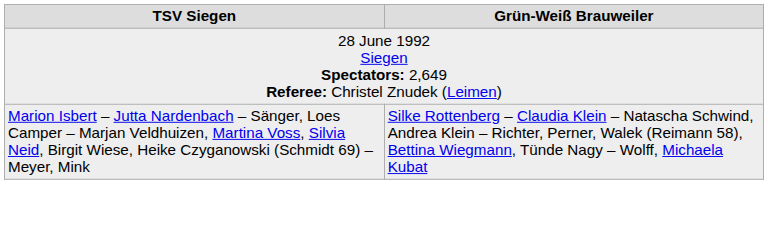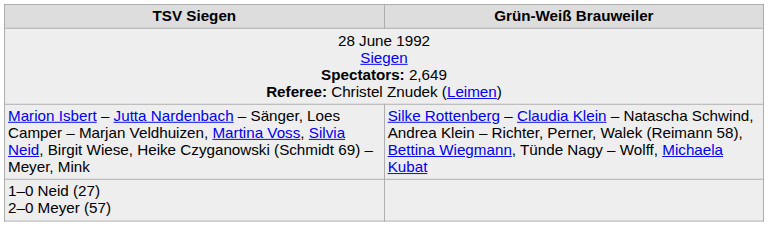+ row: (60, 200)
